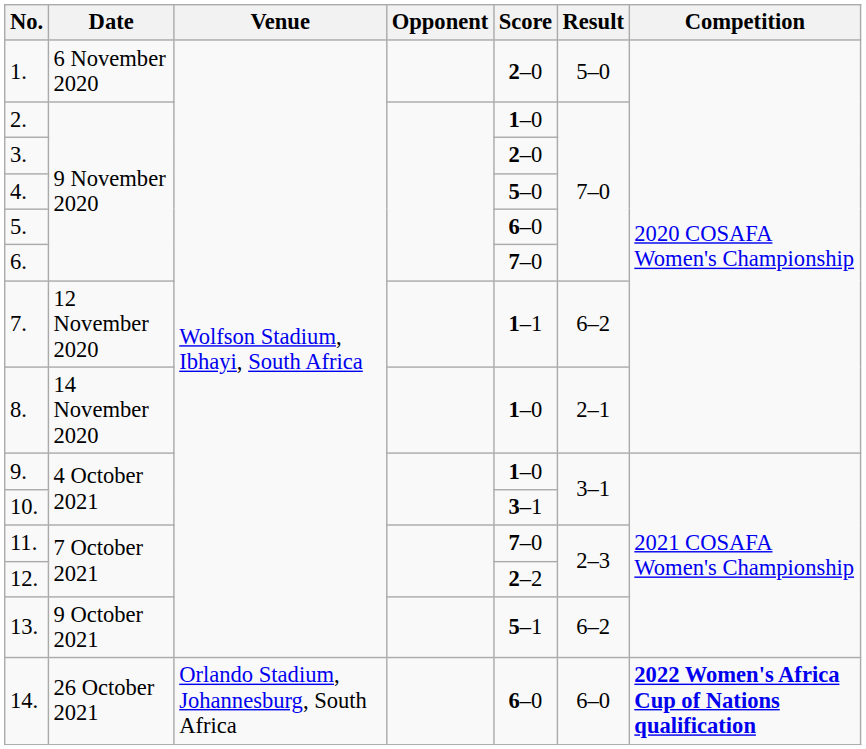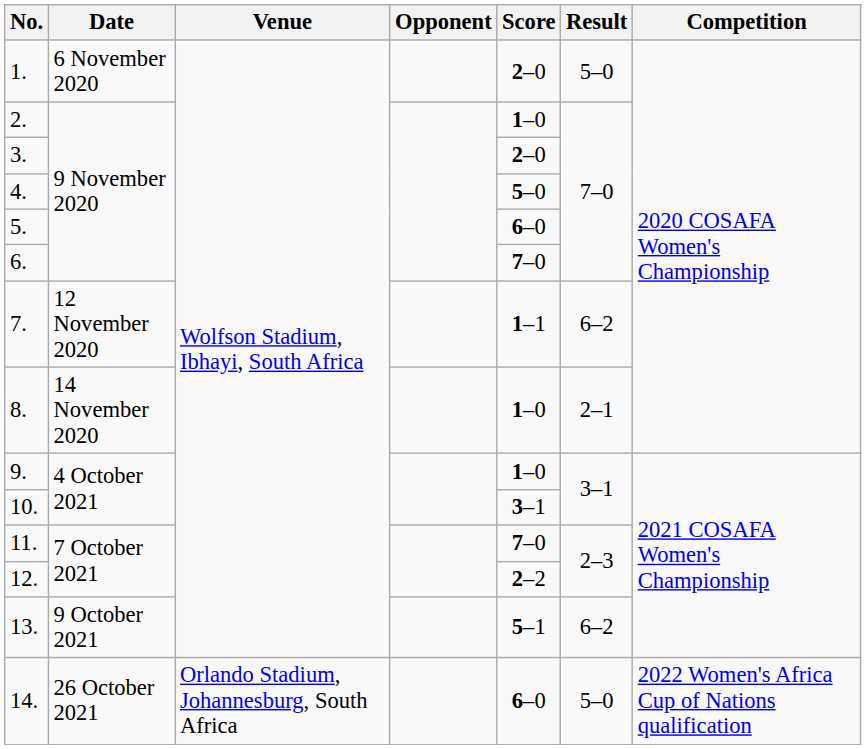(593, 700) 6–0 -> (597, 700) 5–0
(737, 700) bold -> (735, 700) normal
